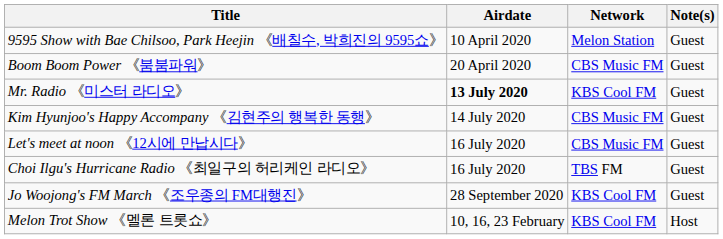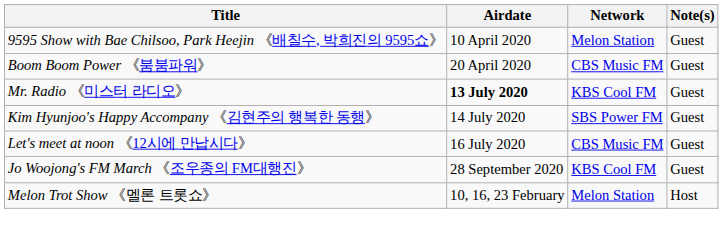(617, 117) CBS Music FM -> (617, 117) SBS Power FM
- row: (191, 169)
(614, 221) KBS Cool FM -> (613, 195) Melon Station
